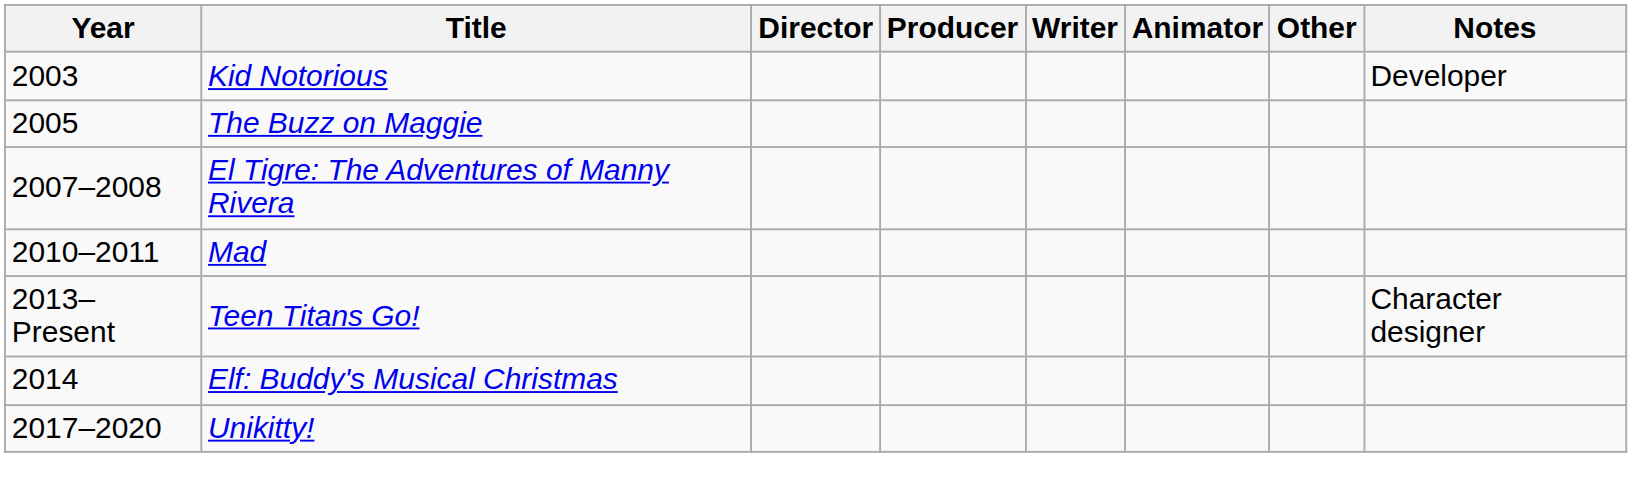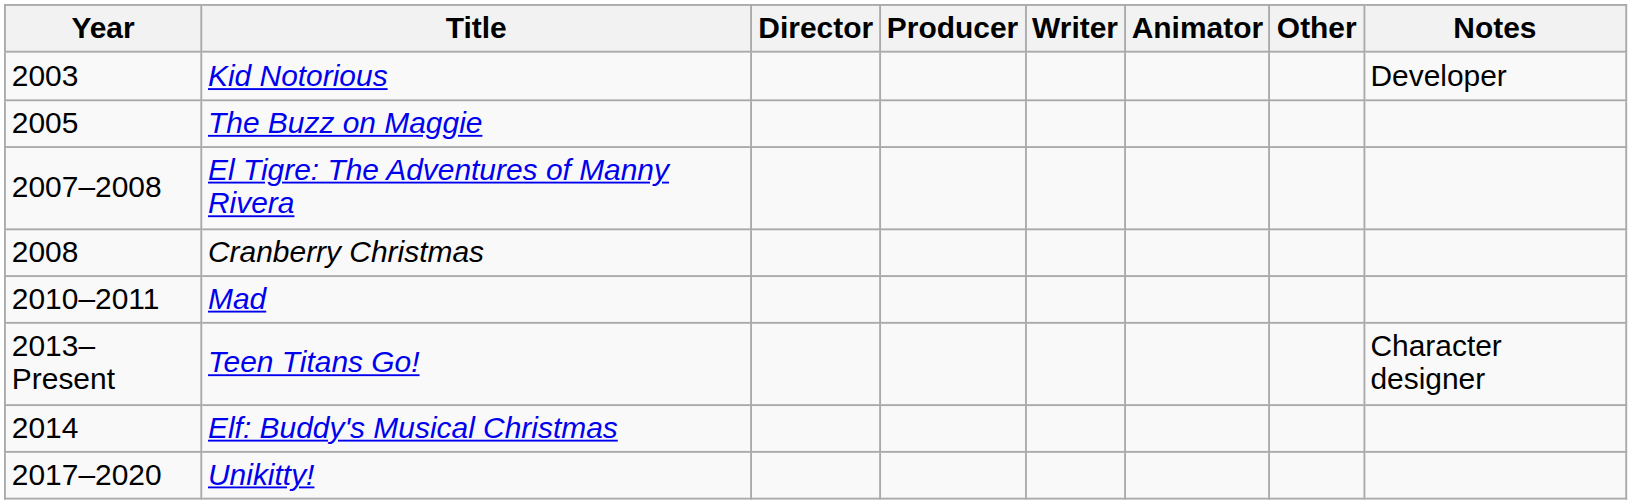+ row: (346, 251)
